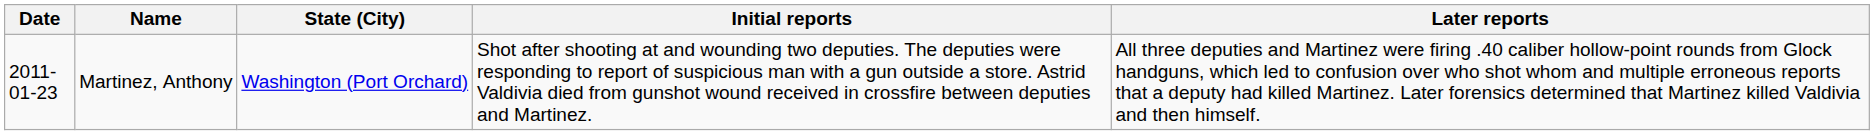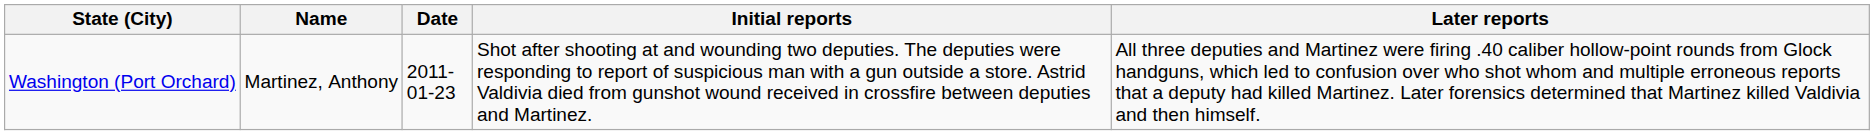columns swapped: (40, 19) <-> (355, 19)
